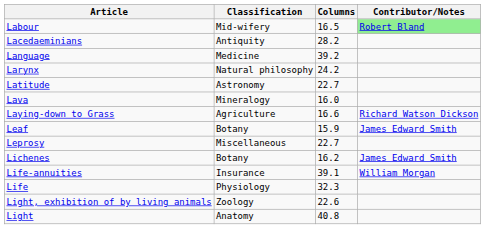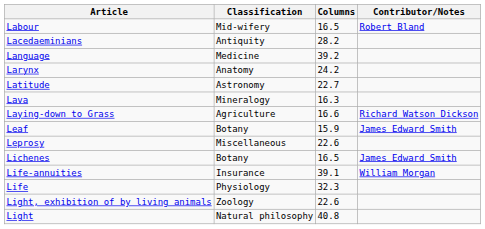(392, 26) lightgreen background -> (392, 26) no background
(265, 70) Natural philosophy -> (235, 70) Anatomy
(328, 99) 16.0 -> (328, 99) 16.3
(328, 143) 22.7 -> (328, 143) 22.6
(328, 158) 16.2 -> (328, 158) 16.5
(235, 216) Anatomy -> (265, 216) Natural philosophy
